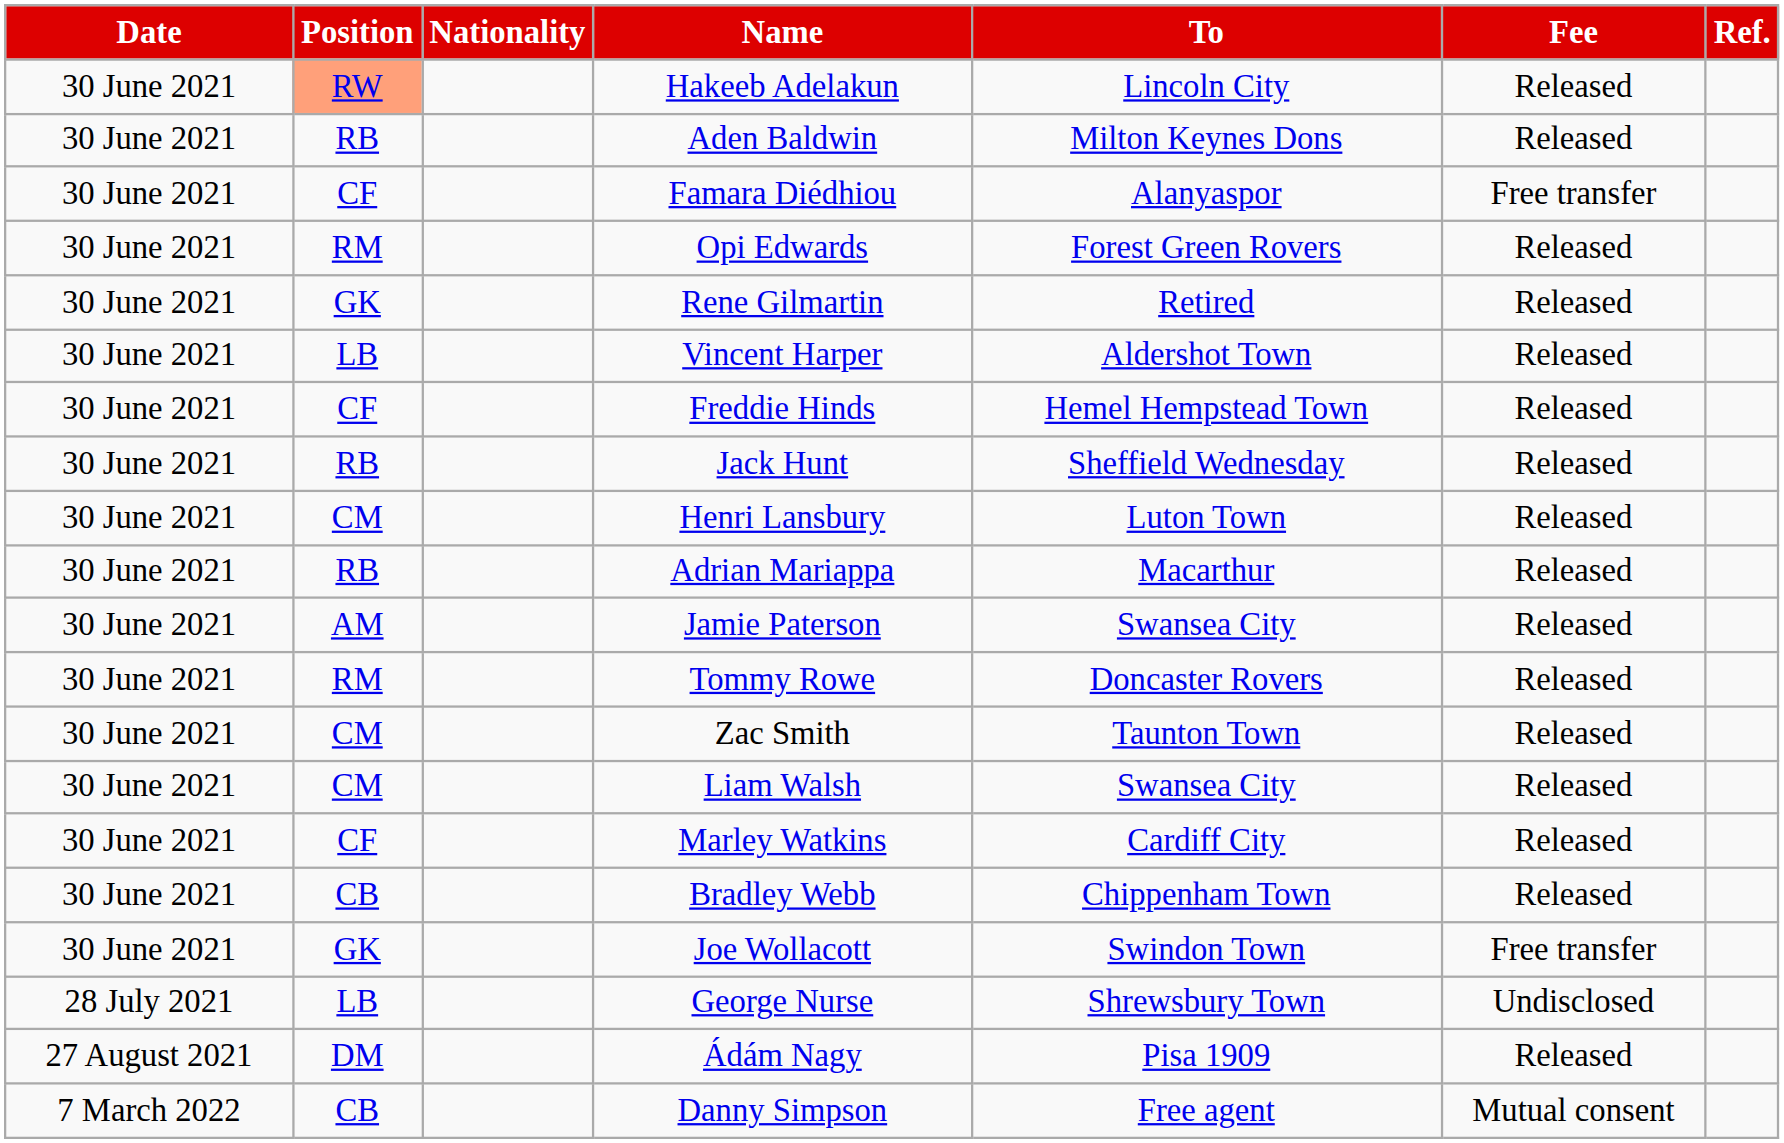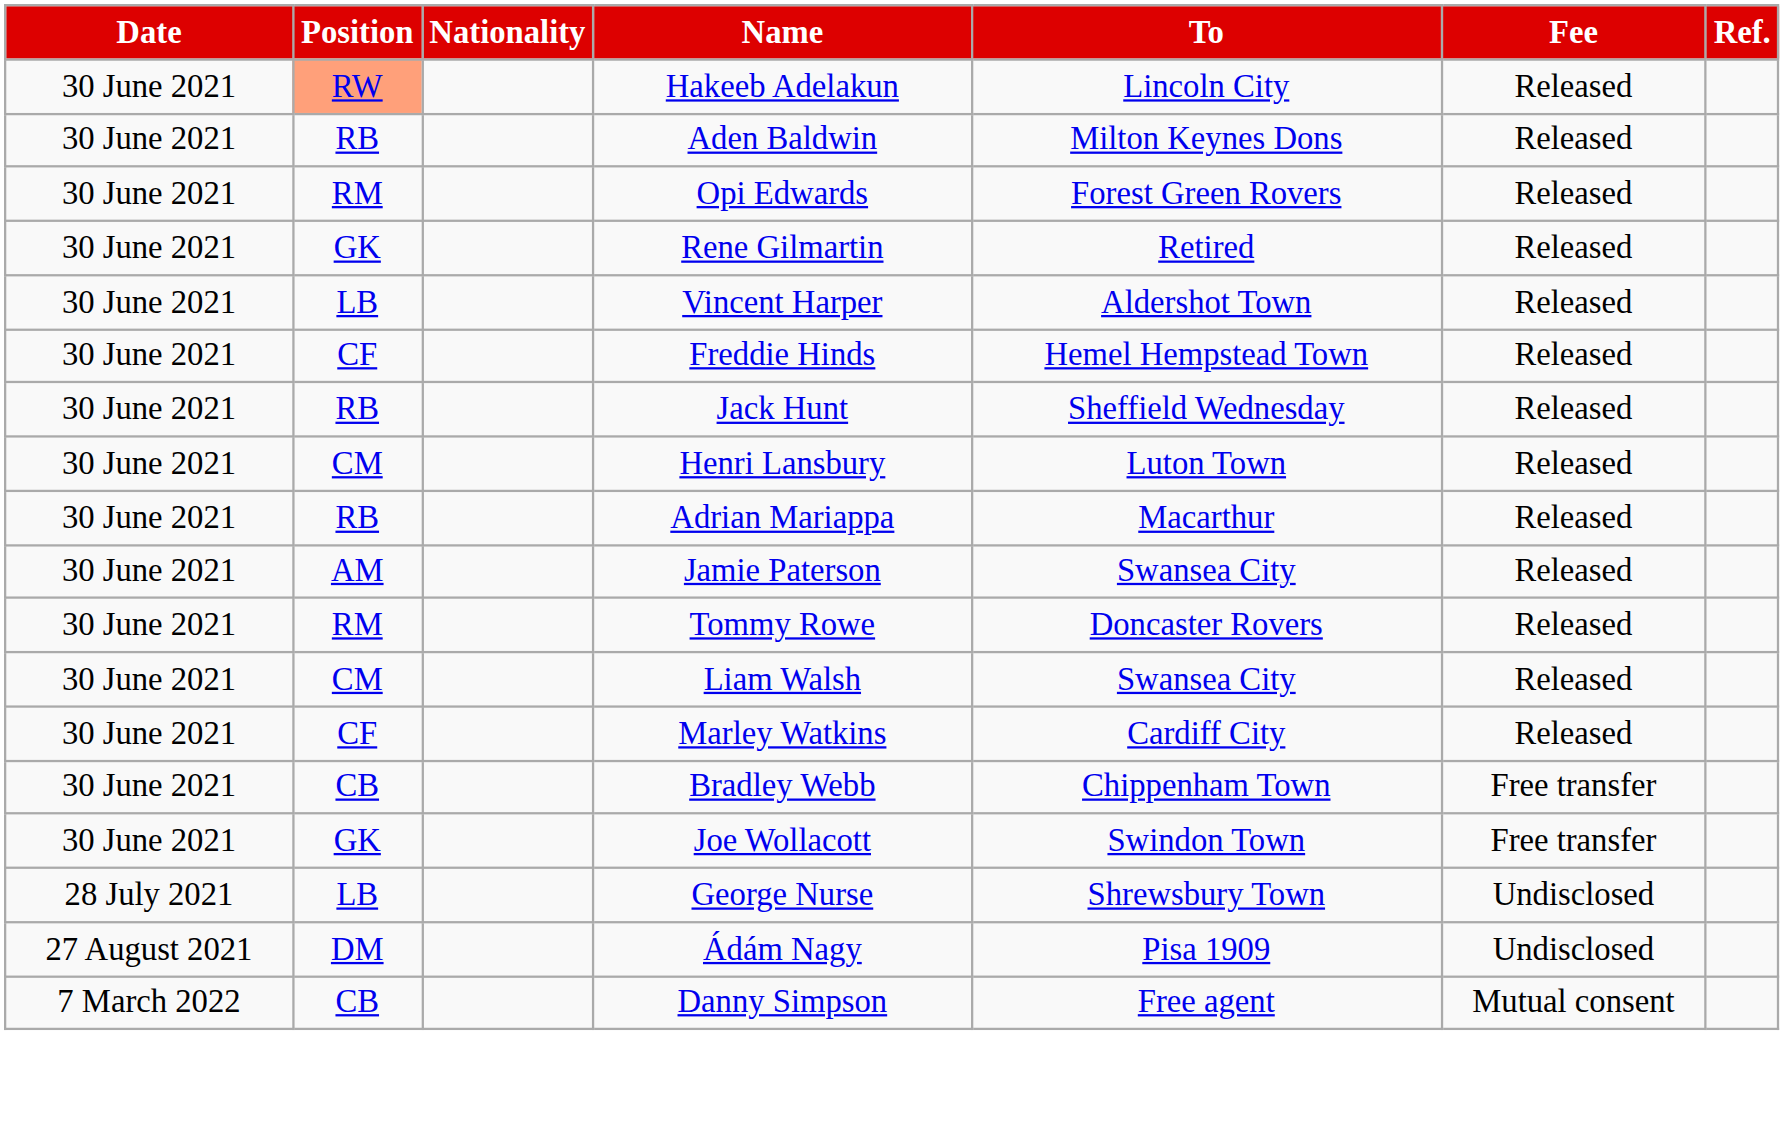- row: (782, 193)
- row: (782, 732)
(1573, 894) Released -> (1573, 786) Free transfer
(1573, 1056) Released -> (1573, 948) Undisclosed
